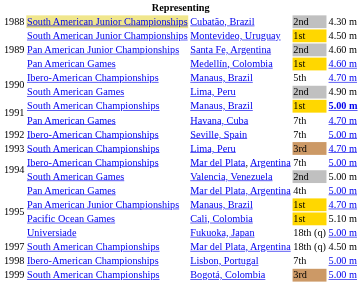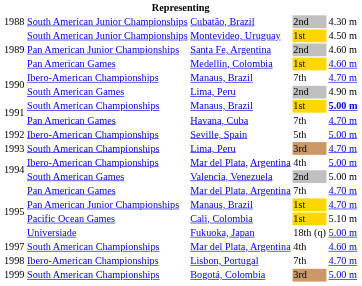(107, 21) khaki background -> (107, 21) no background
(300, 78) 5th -> (300, 78) 7th
(300, 134) 7th -> (300, 134) 5th
(300, 162) 7th -> (300, 162) 4th
(300, 190) 4th -> (300, 190) 7th
(343, 190) 5.00 m -> (343, 190) 4.70 m
(310, 247) 18th (q) -> (300, 247) 4th
(343, 247) 4.50 m -> (343, 247) 4.60 m
(343, 261) 5.00 m -> (343, 261) 4.70 m
